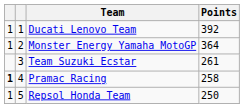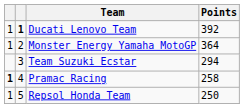(21, 29) normal -> (21, 29) bold
(210, 62) 261 -> (210, 62) 294
